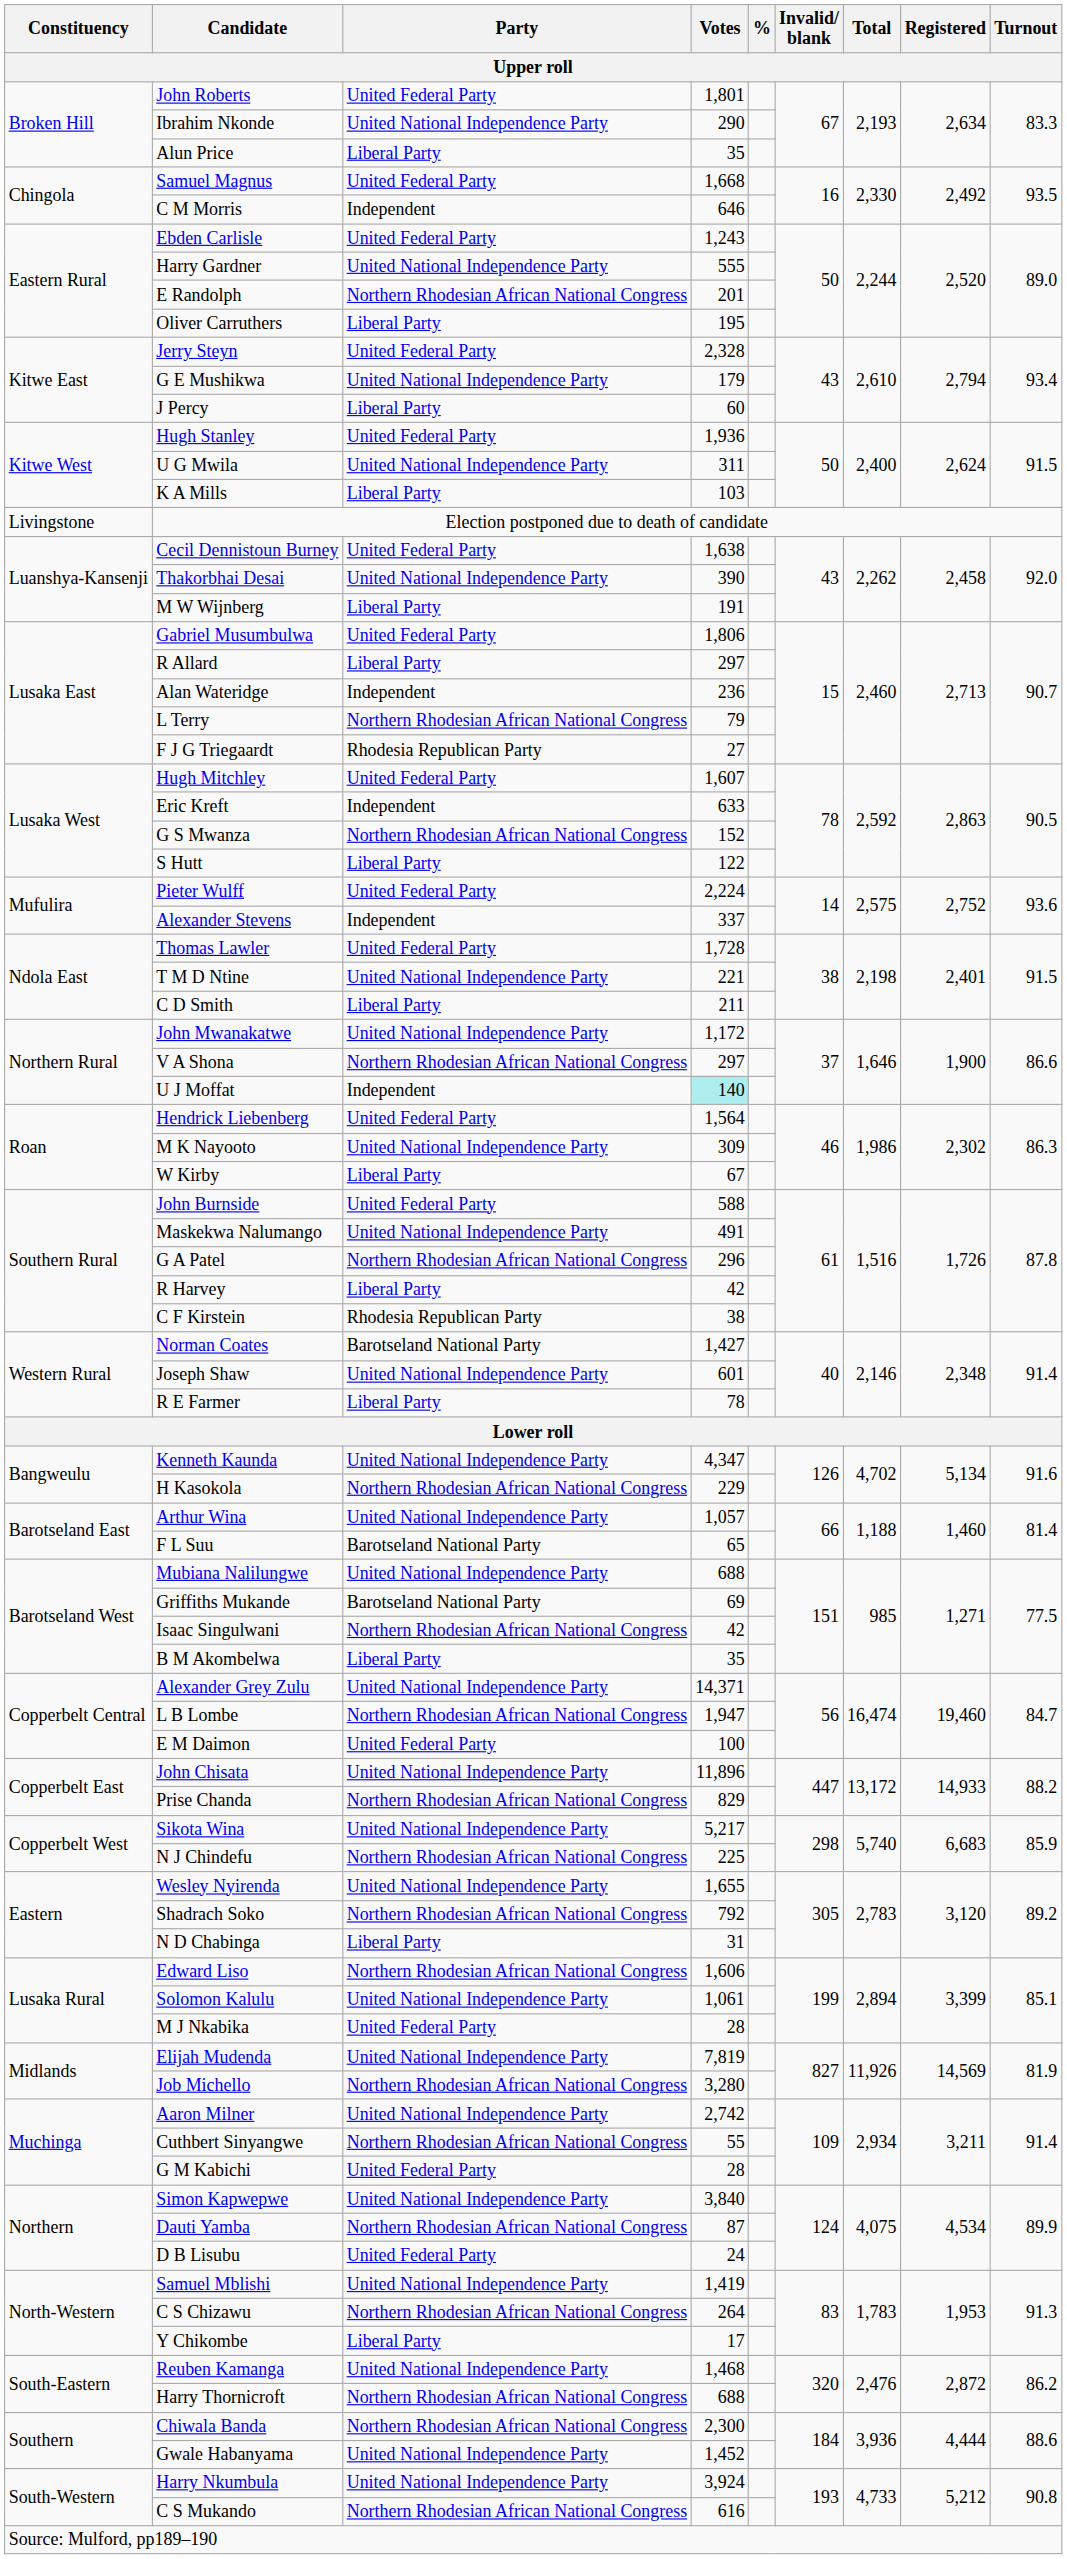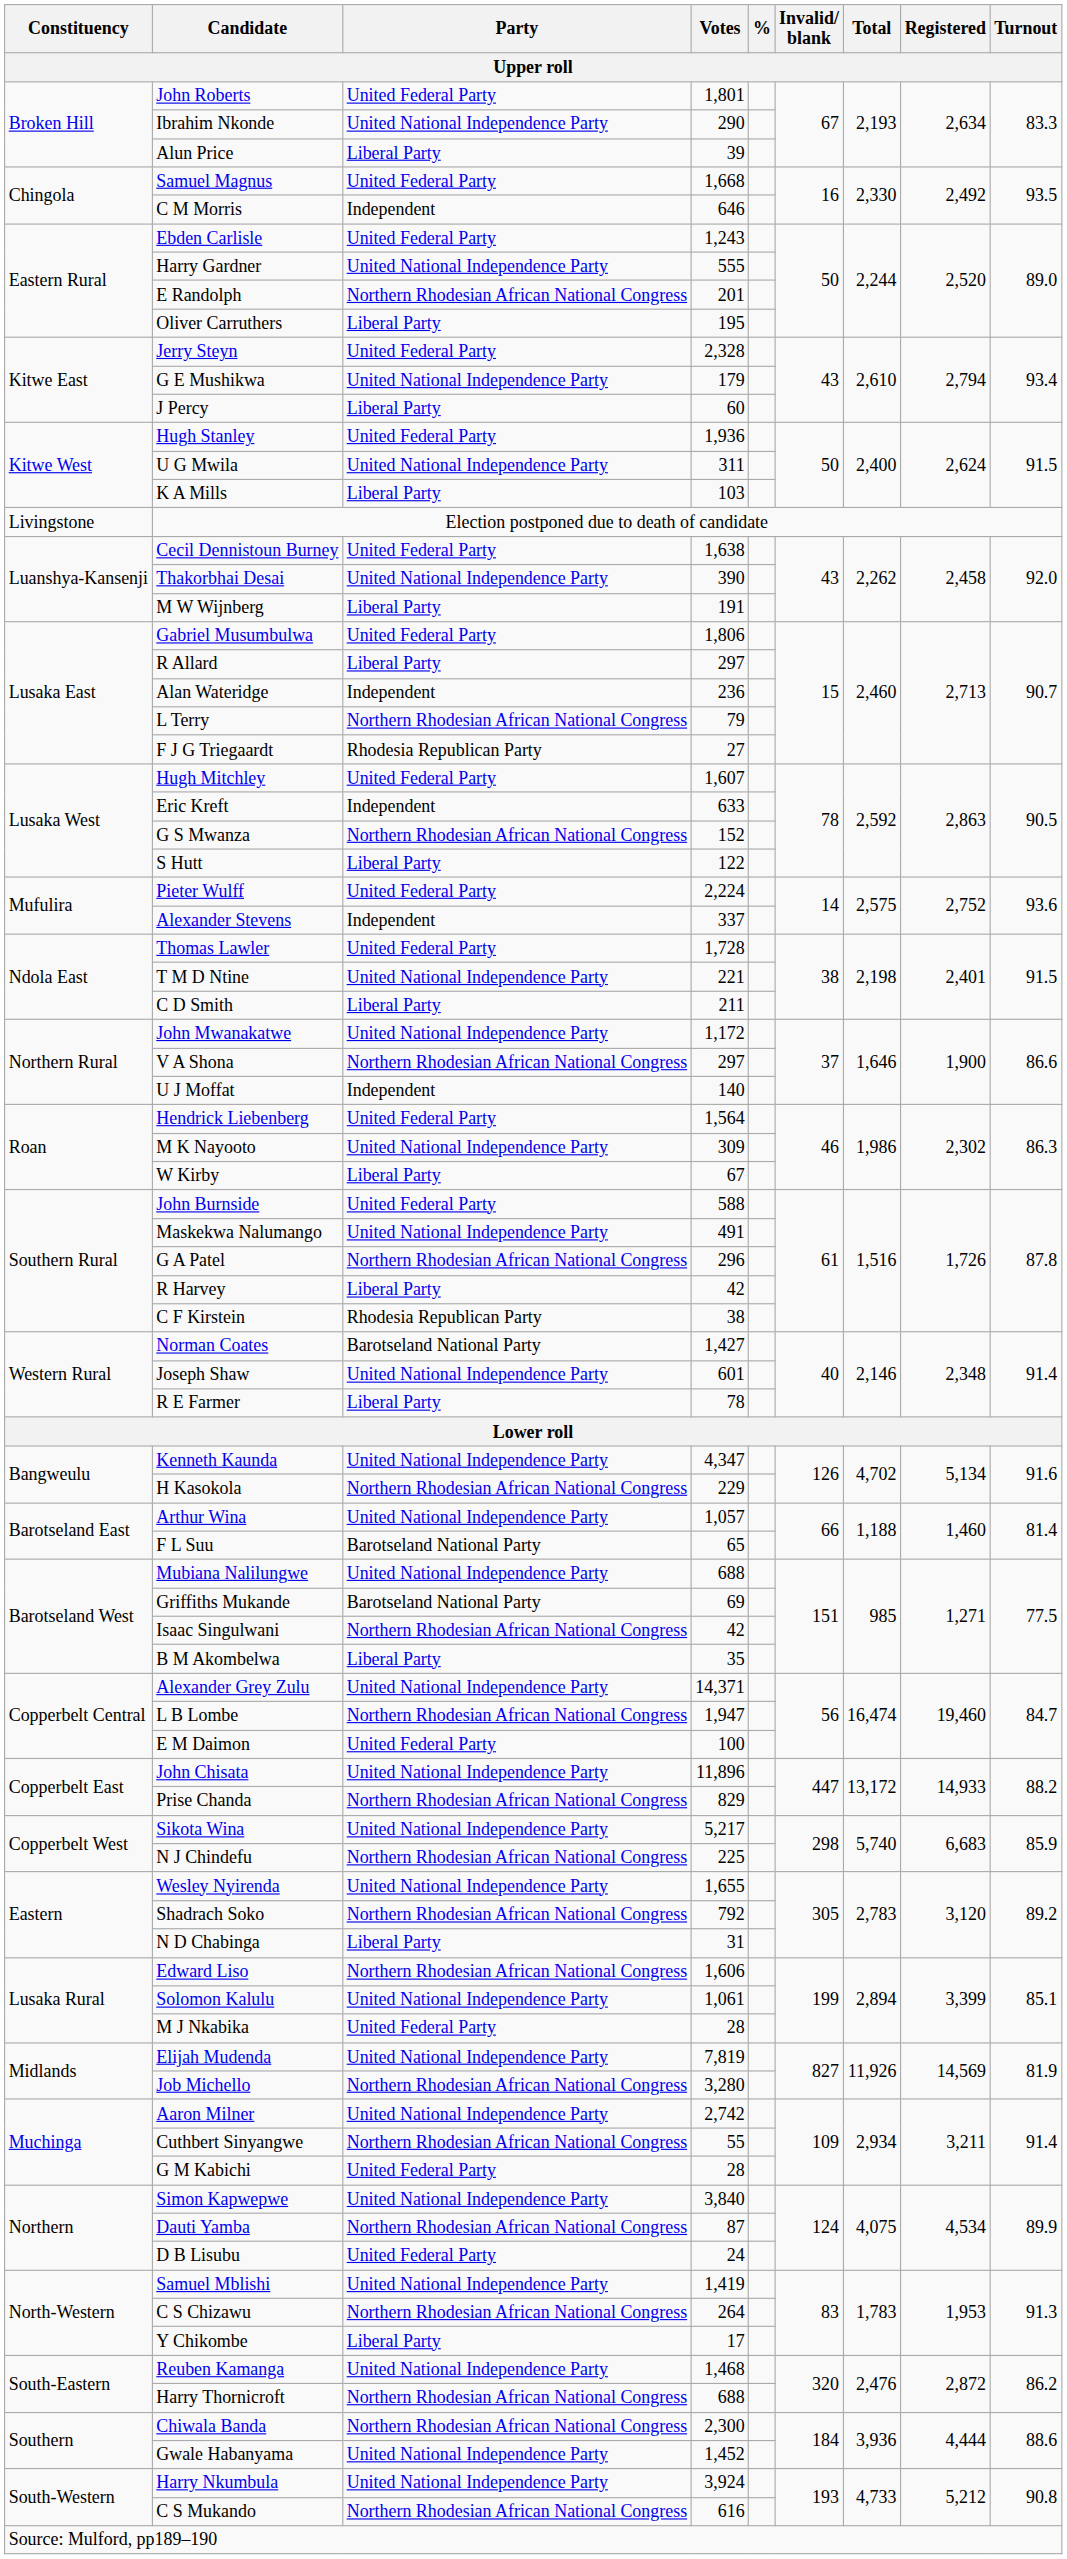(736, 152) 35 -> (736, 152) 39
(731, 1090) paleturquoise background -> (731, 1090) no background
